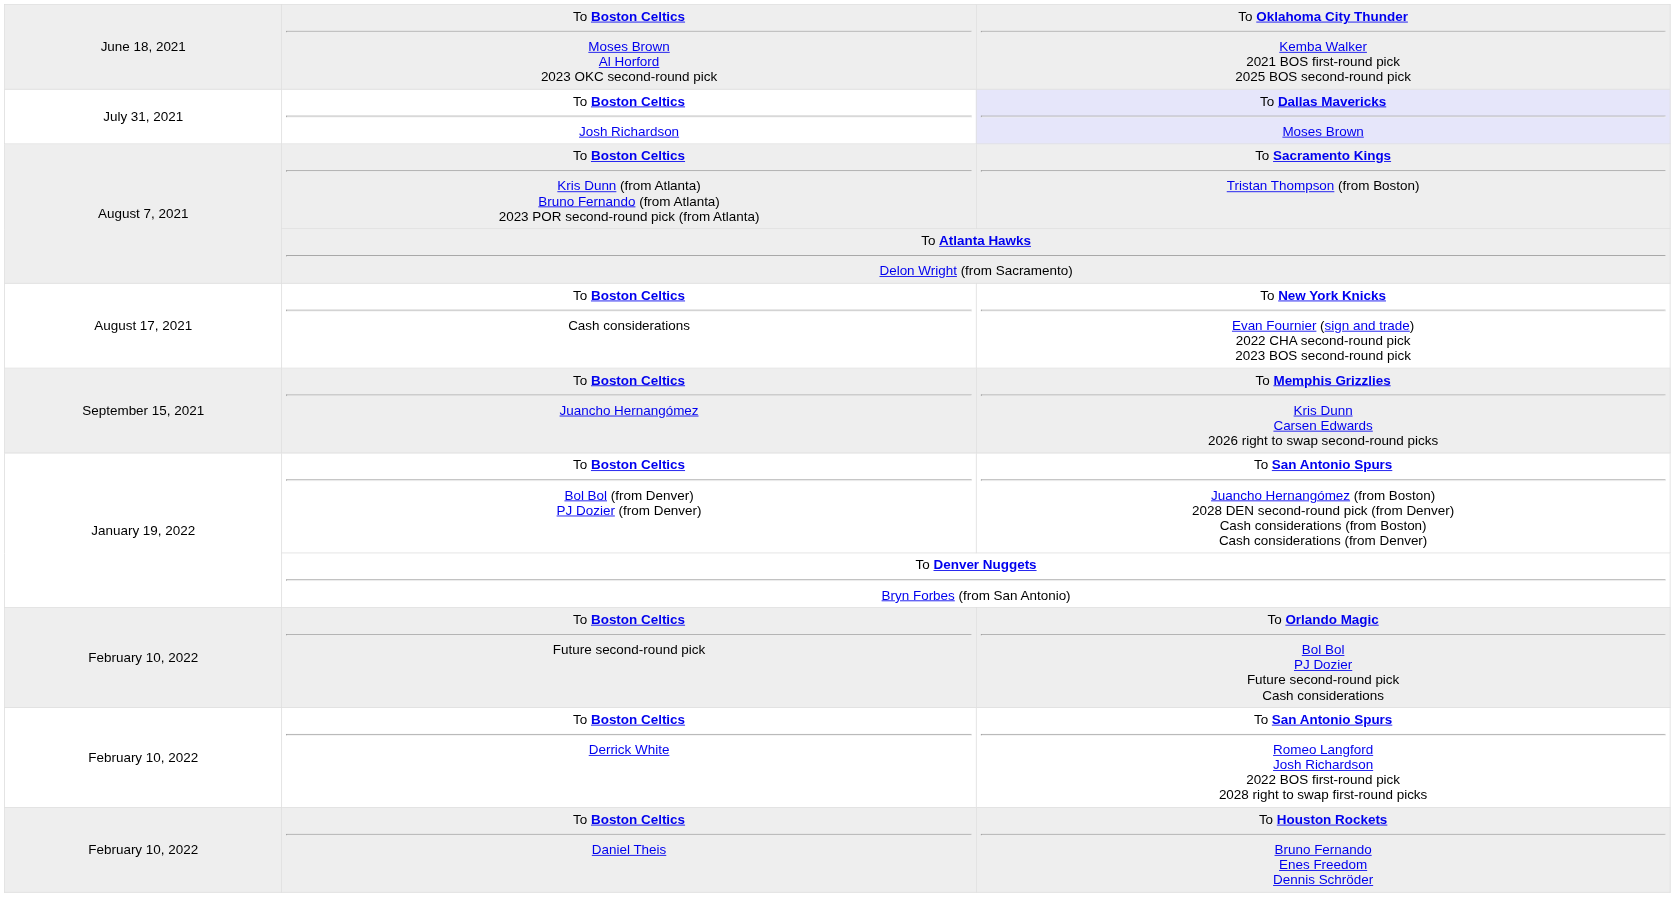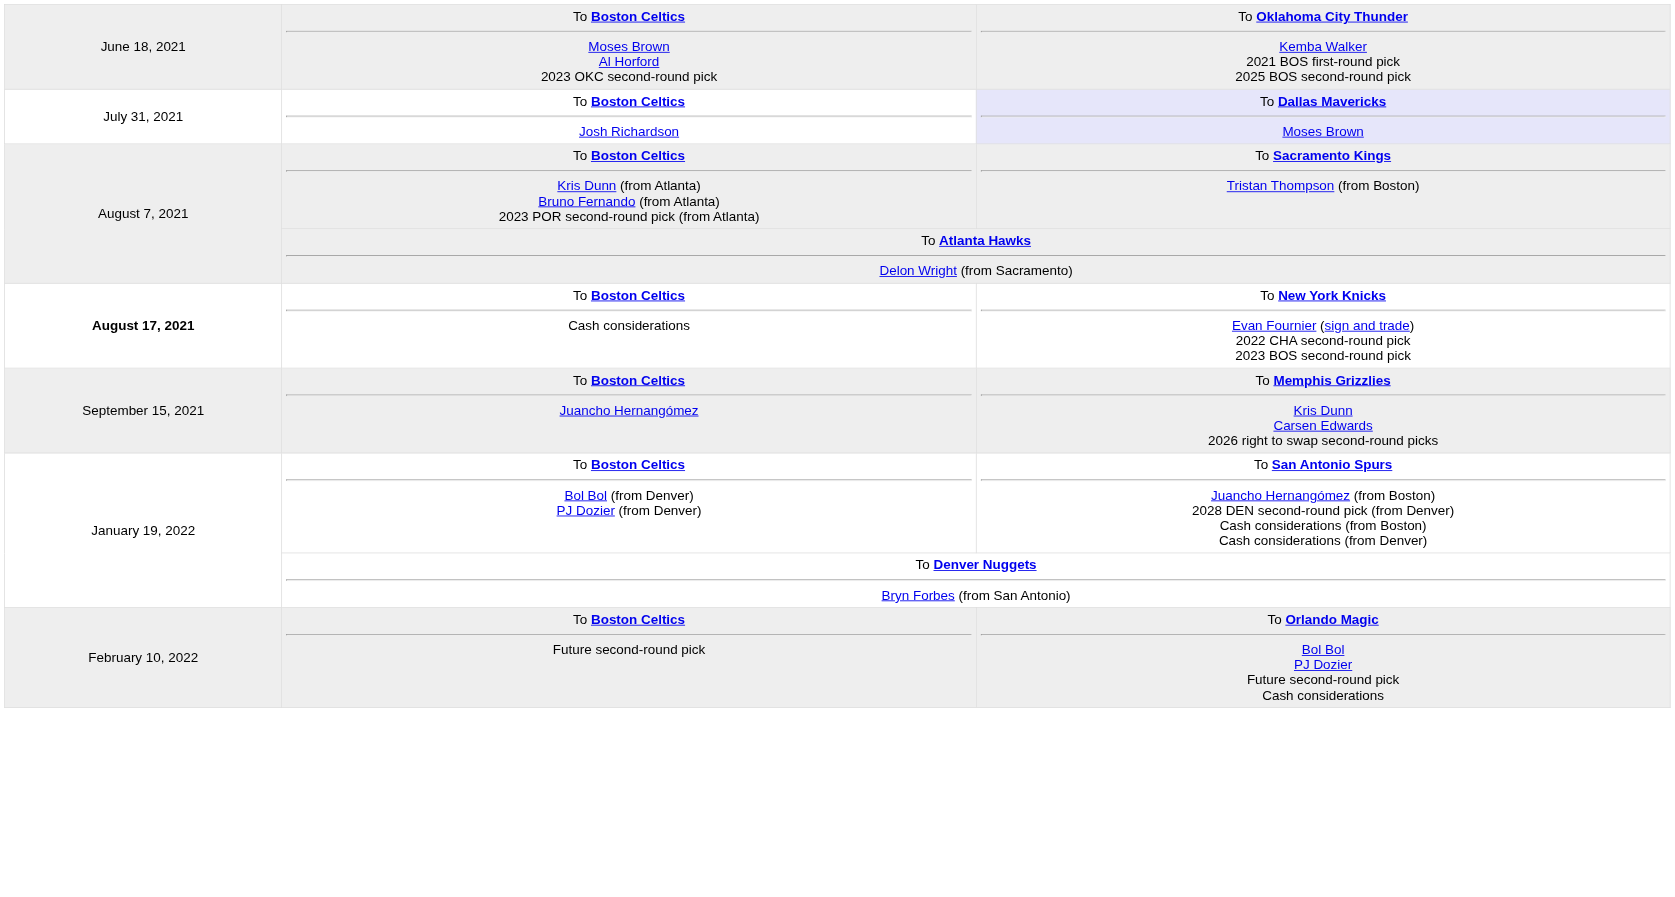(143, 325) normal -> (143, 325) bold
- row: (629, 734)
- row: (629, 834)
